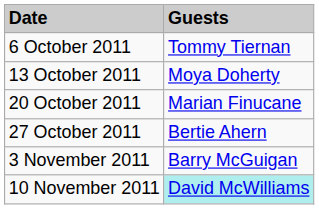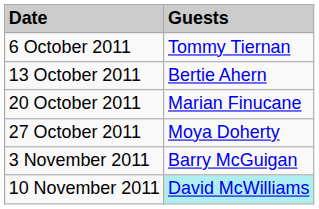(224, 75) Moya Doherty -> (217, 75) Bertie Ahern
(217, 132) Bertie Ahern -> (224, 132) Moya Doherty
